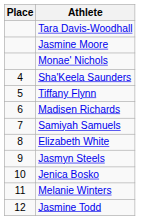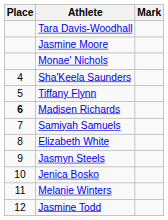+ column: (149, 12)
(20, 110) normal -> (20, 110) bold
